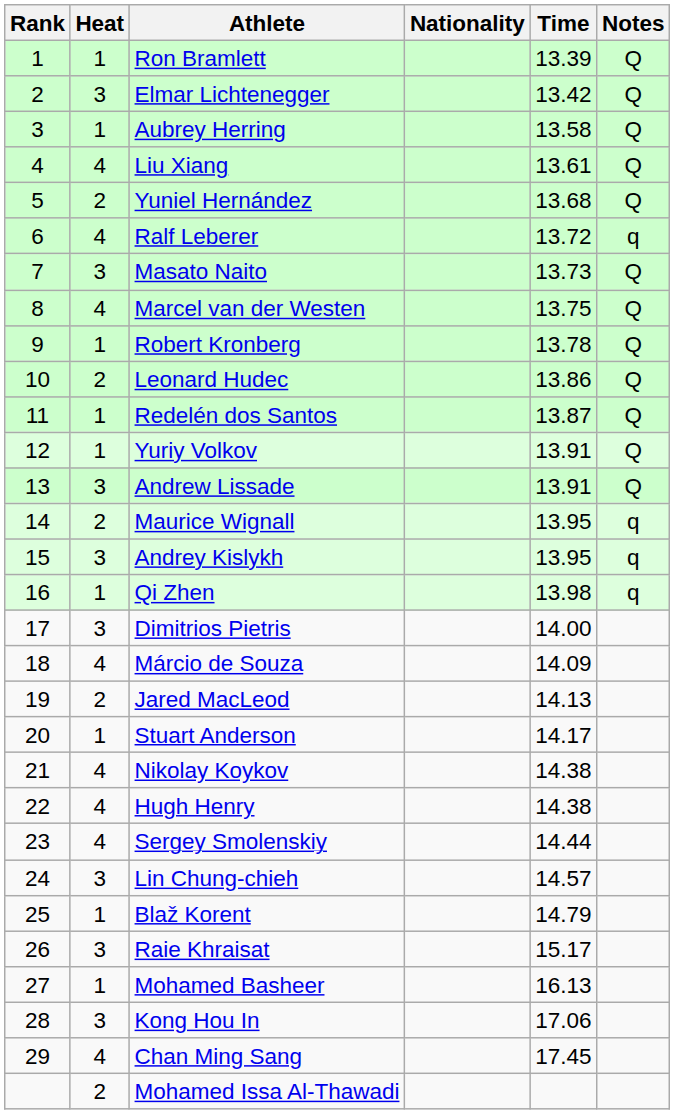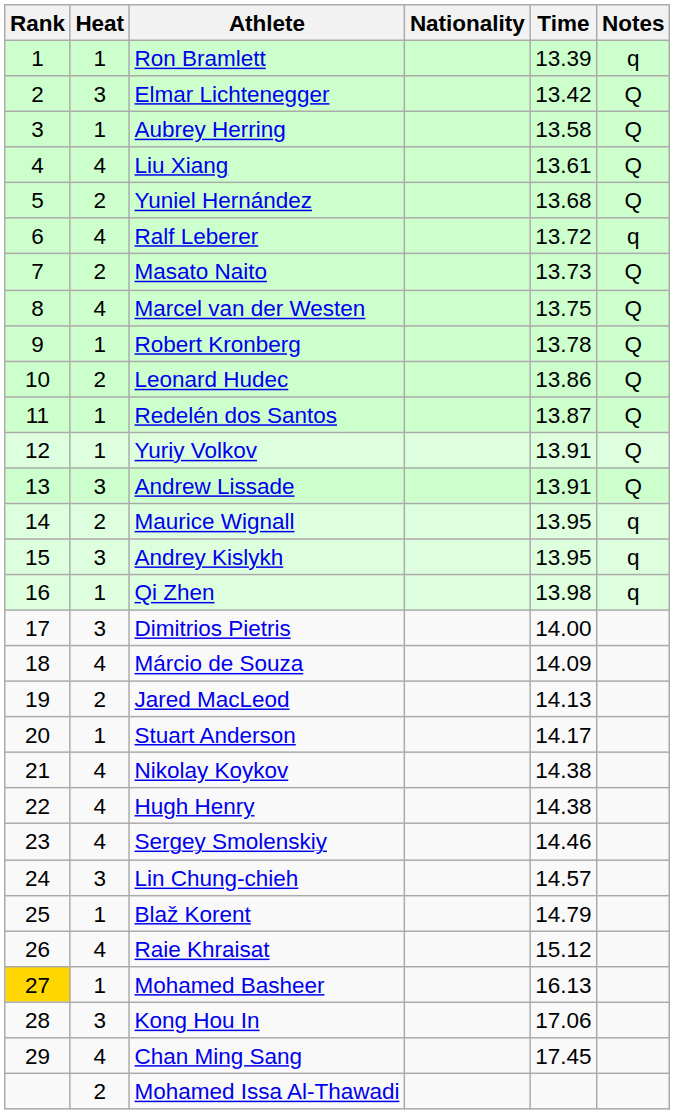(633, 58) Q -> (633, 58) q
(100, 272) 3 -> (100, 272) 2
(563, 842) 14.44 -> (563, 842) 14.46
(100, 949) 3 -> (100, 949) 4
(563, 949) 15.17 -> (563, 949) 15.12
(37, 984) no background -> (37, 984) gold background
